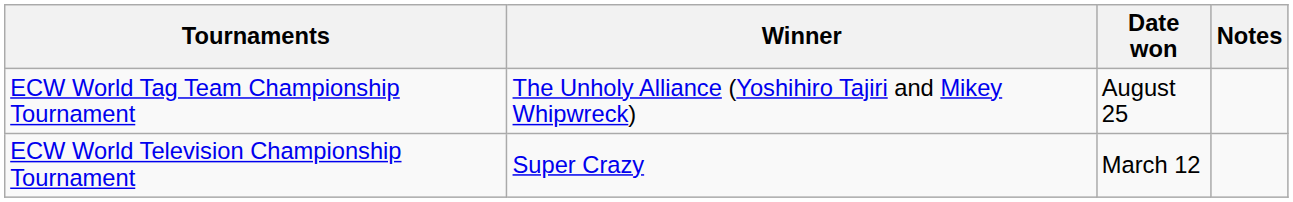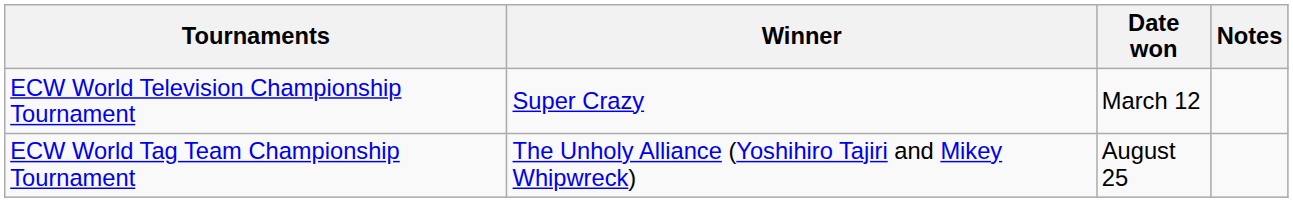rows swapped: (206, 164) <-> (205, 100)
